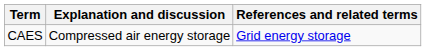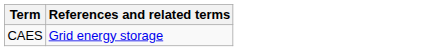- column: (139, 14)
